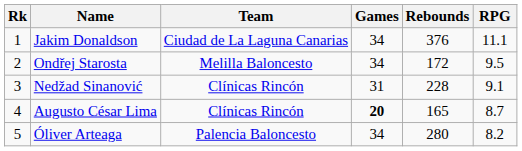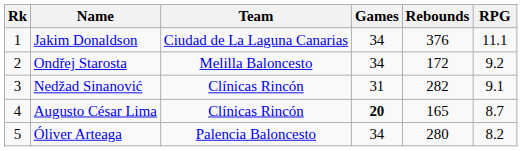(495, 63) 9.5 -> (495, 63) 9.2
(437, 87) 228 -> (437, 87) 282
